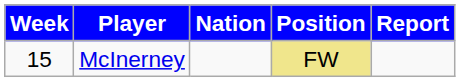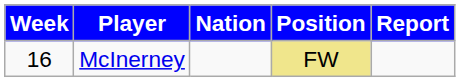(39, 59) 15 -> (39, 59) 16
